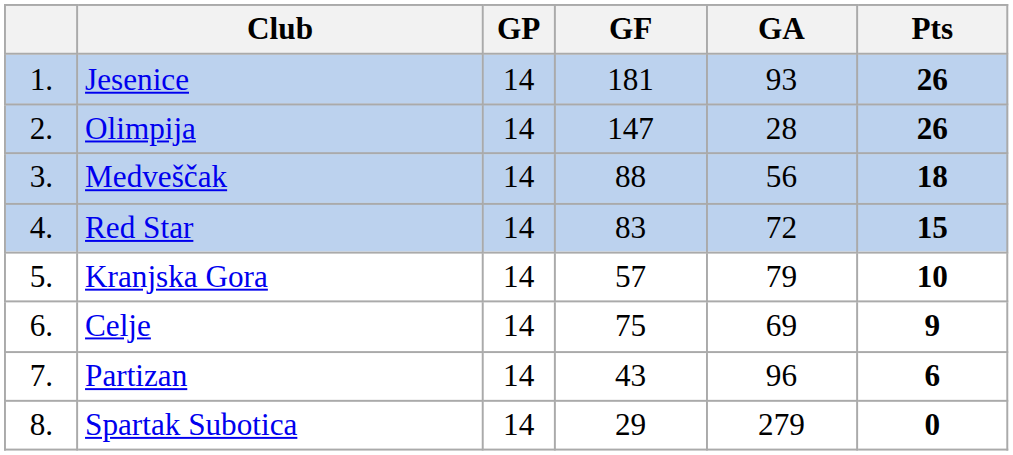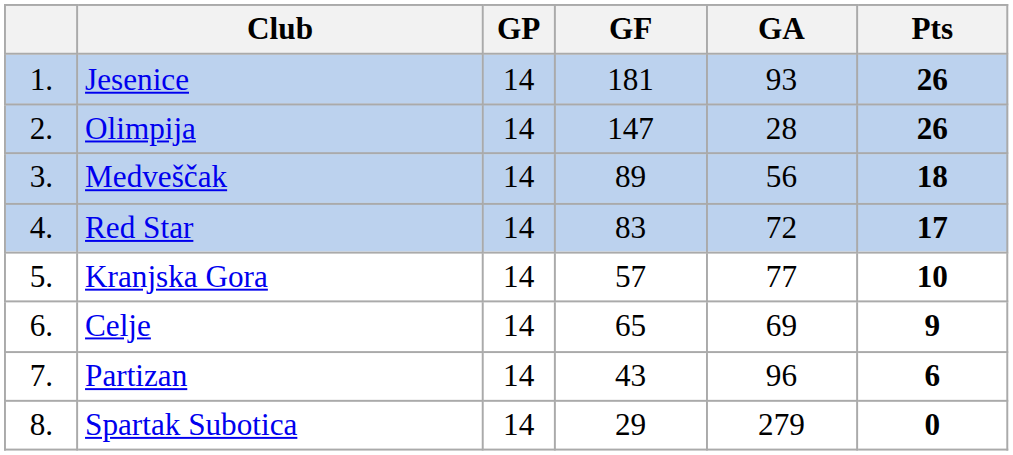(631, 177) 88 -> (631, 177) 89
(932, 227) 15 -> (932, 227) 17
(781, 276) 79 -> (781, 276) 77
(631, 326) 75 -> (631, 326) 65
